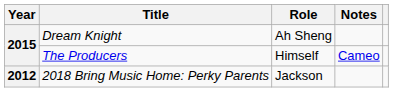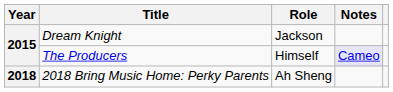(304, 35) Ah Sheng -> (299, 35) Jackson
(359, 55) no background -> (359, 55) lavender background
(22, 76) 2012 -> (22, 76) 2018
(299, 76) Jackson -> (304, 76) Ah Sheng
